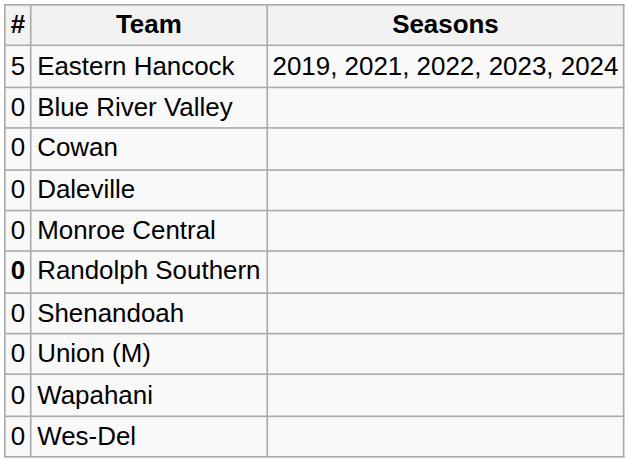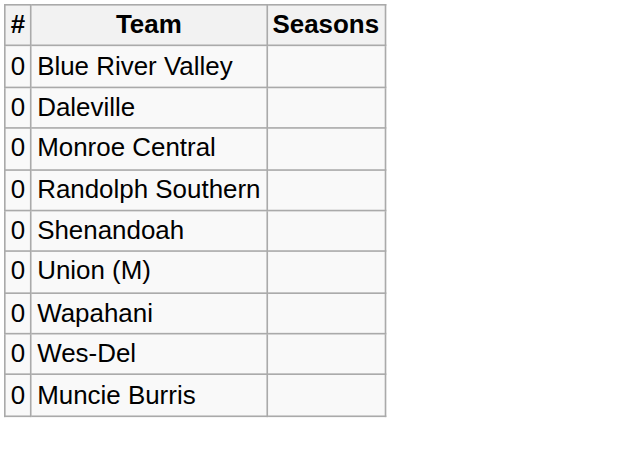- row: (136, 66)
- row: (78, 148)
(18, 271) bold -> (18, 189) normal
+ row: (116, 395)
